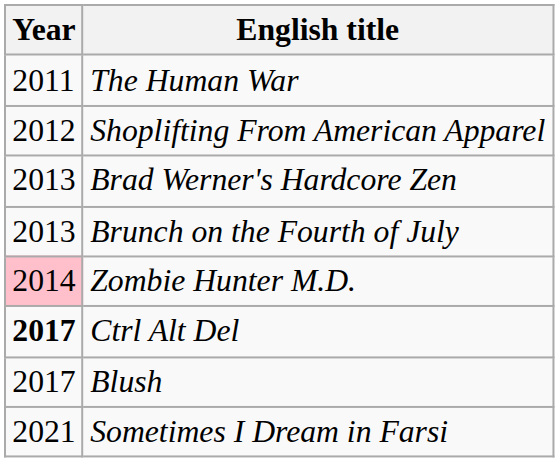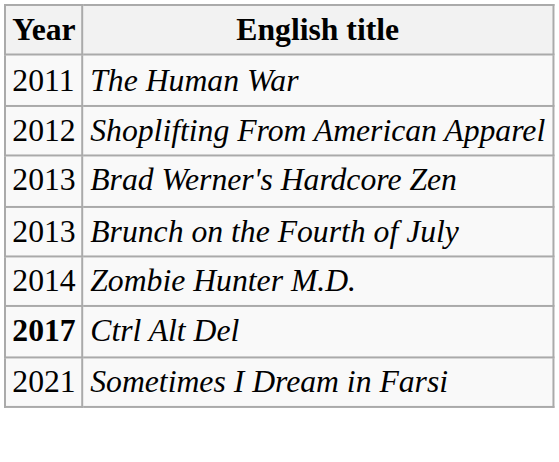(44, 280) pink background -> (44, 280) no background
- row: (126, 381)
